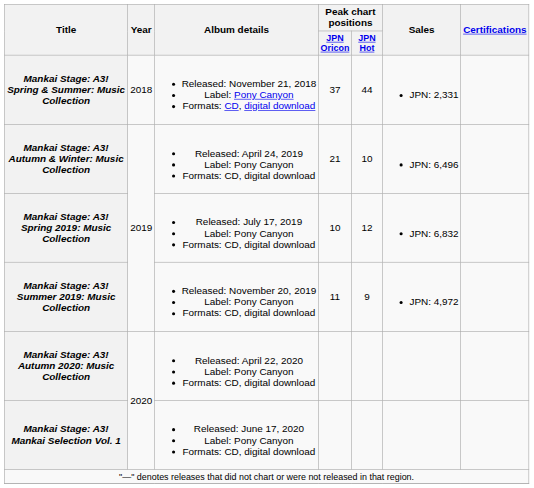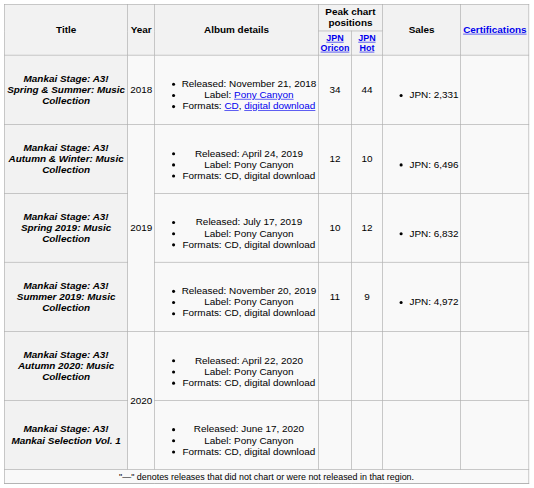(335, 89) 37 -> (335, 89) 34
(335, 158) 21 -> (335, 158) 12
